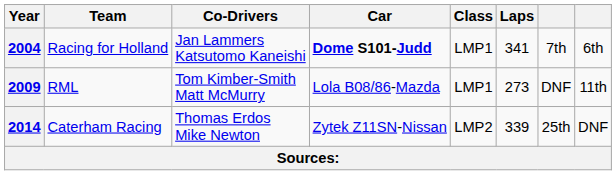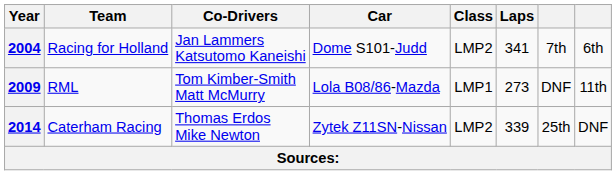(372, 48) bold -> (370, 48) normal
(473, 48) LMP1 -> (473, 48) LMP2
